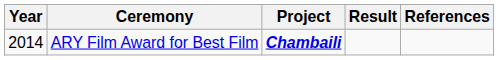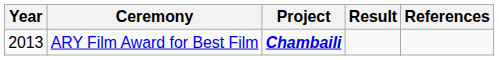(26, 42) 2014 -> (26, 42) 2013
